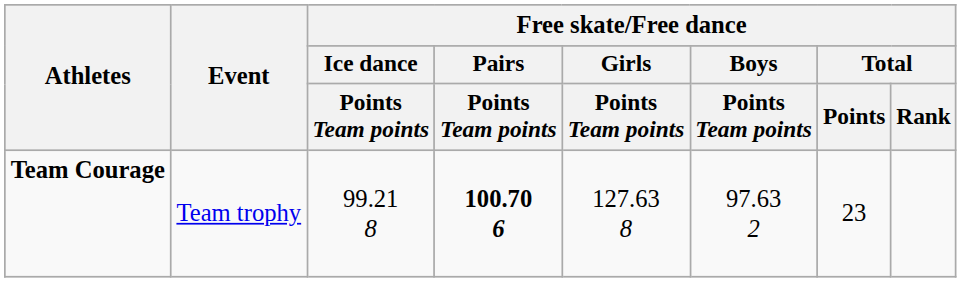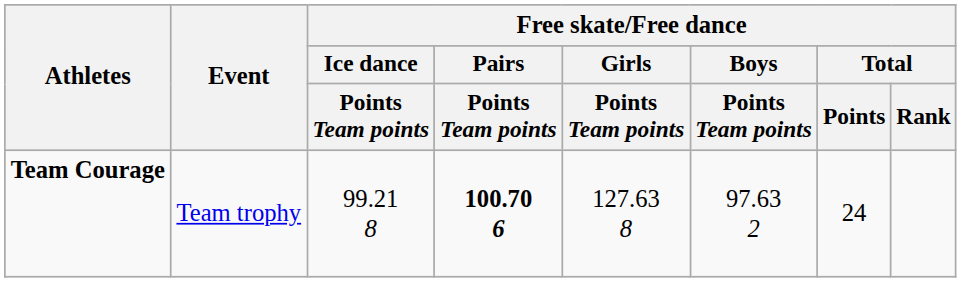(854, 213) 23 -> (854, 213) 24
